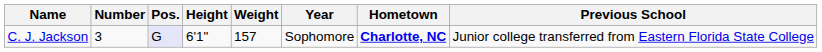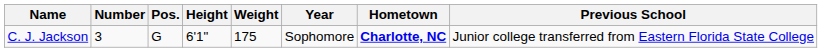(157, 36) lavender background -> (157, 36) no background
(245, 36) 157 -> (245, 36) 175
